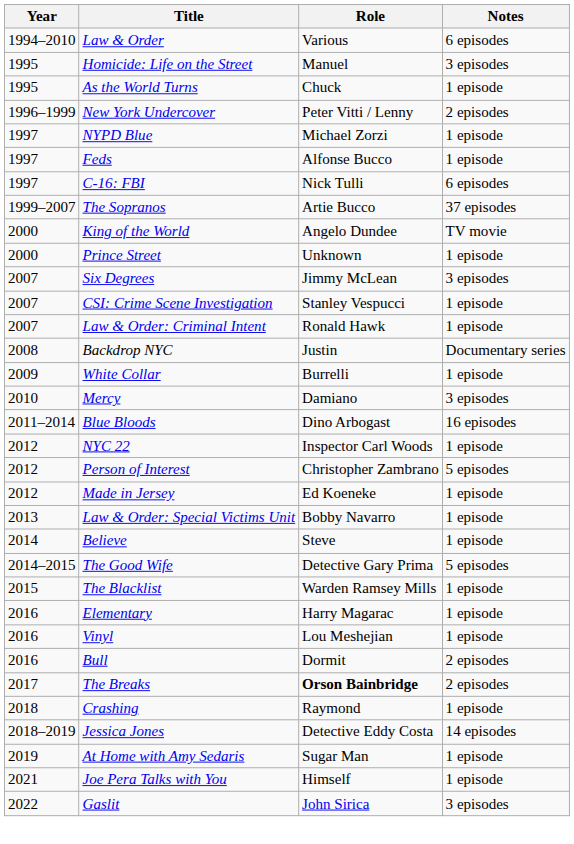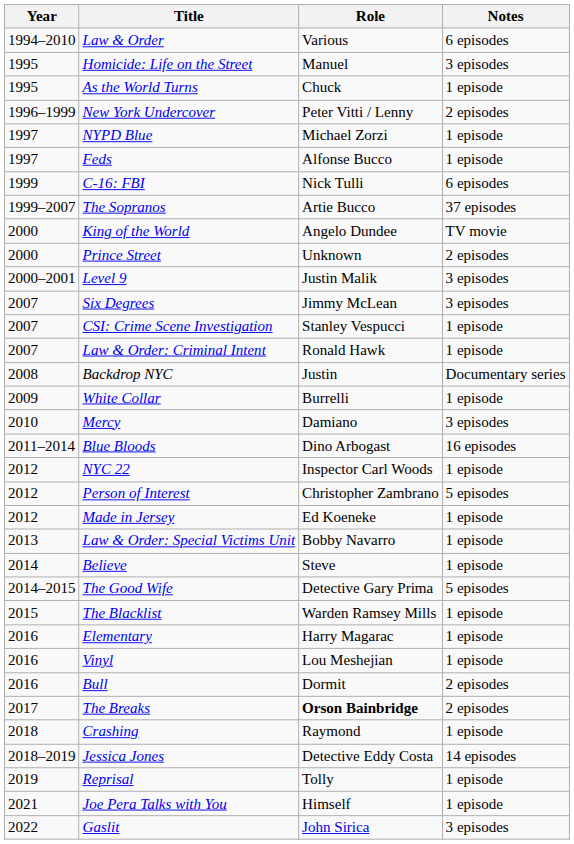(23, 183) 1997 -> (23, 183) 1999
(474, 254) 1 episode -> (477, 254) 2 episodes
+ row: (104, 278)
- row: (163, 755)
+ row: (108, 779)
